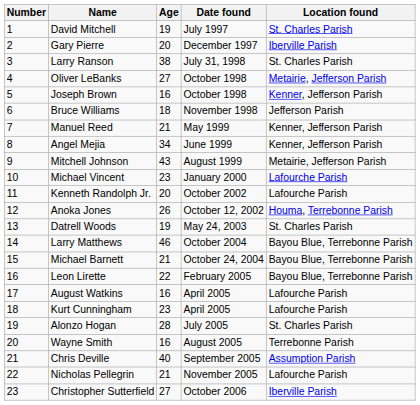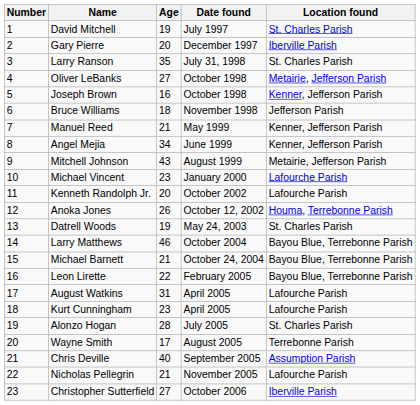(165, 62) 38 -> (165, 62) 35
(165, 293) 16 -> (165, 293) 31
(165, 342) 16 -> (165, 342) 17
